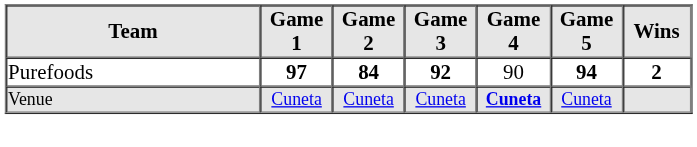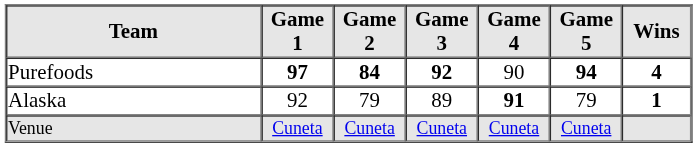(657, 71) 2 -> (656, 71) 4
+ row: (37, 100)
(514, 99) bold -> (514, 128) normal
